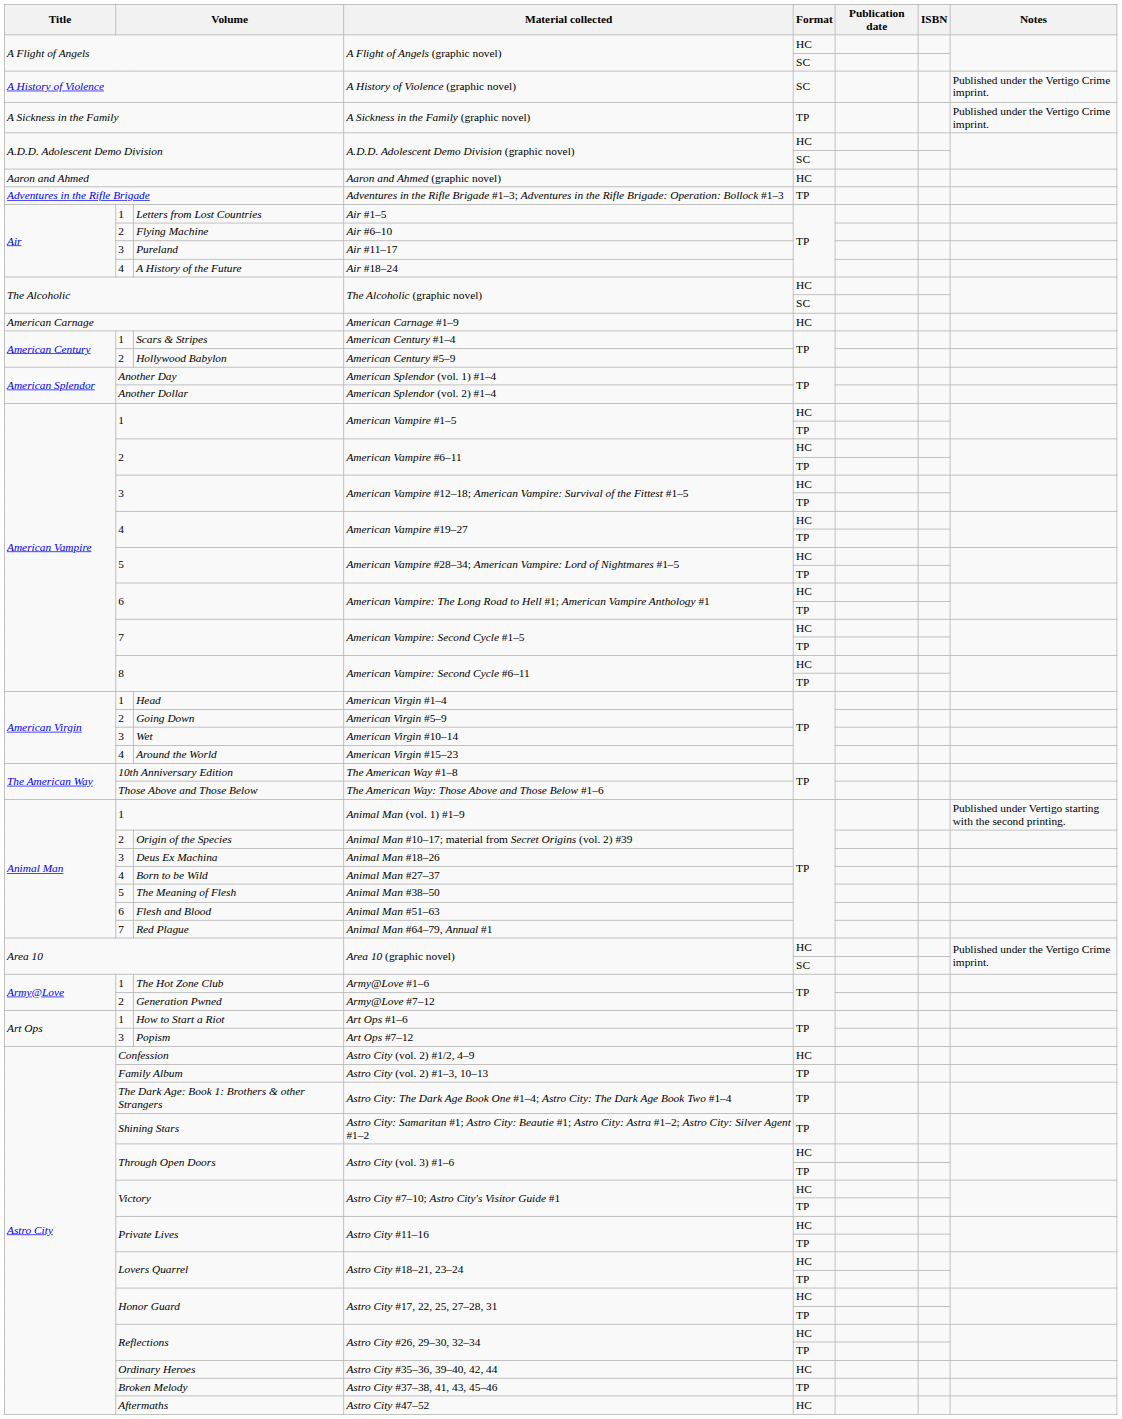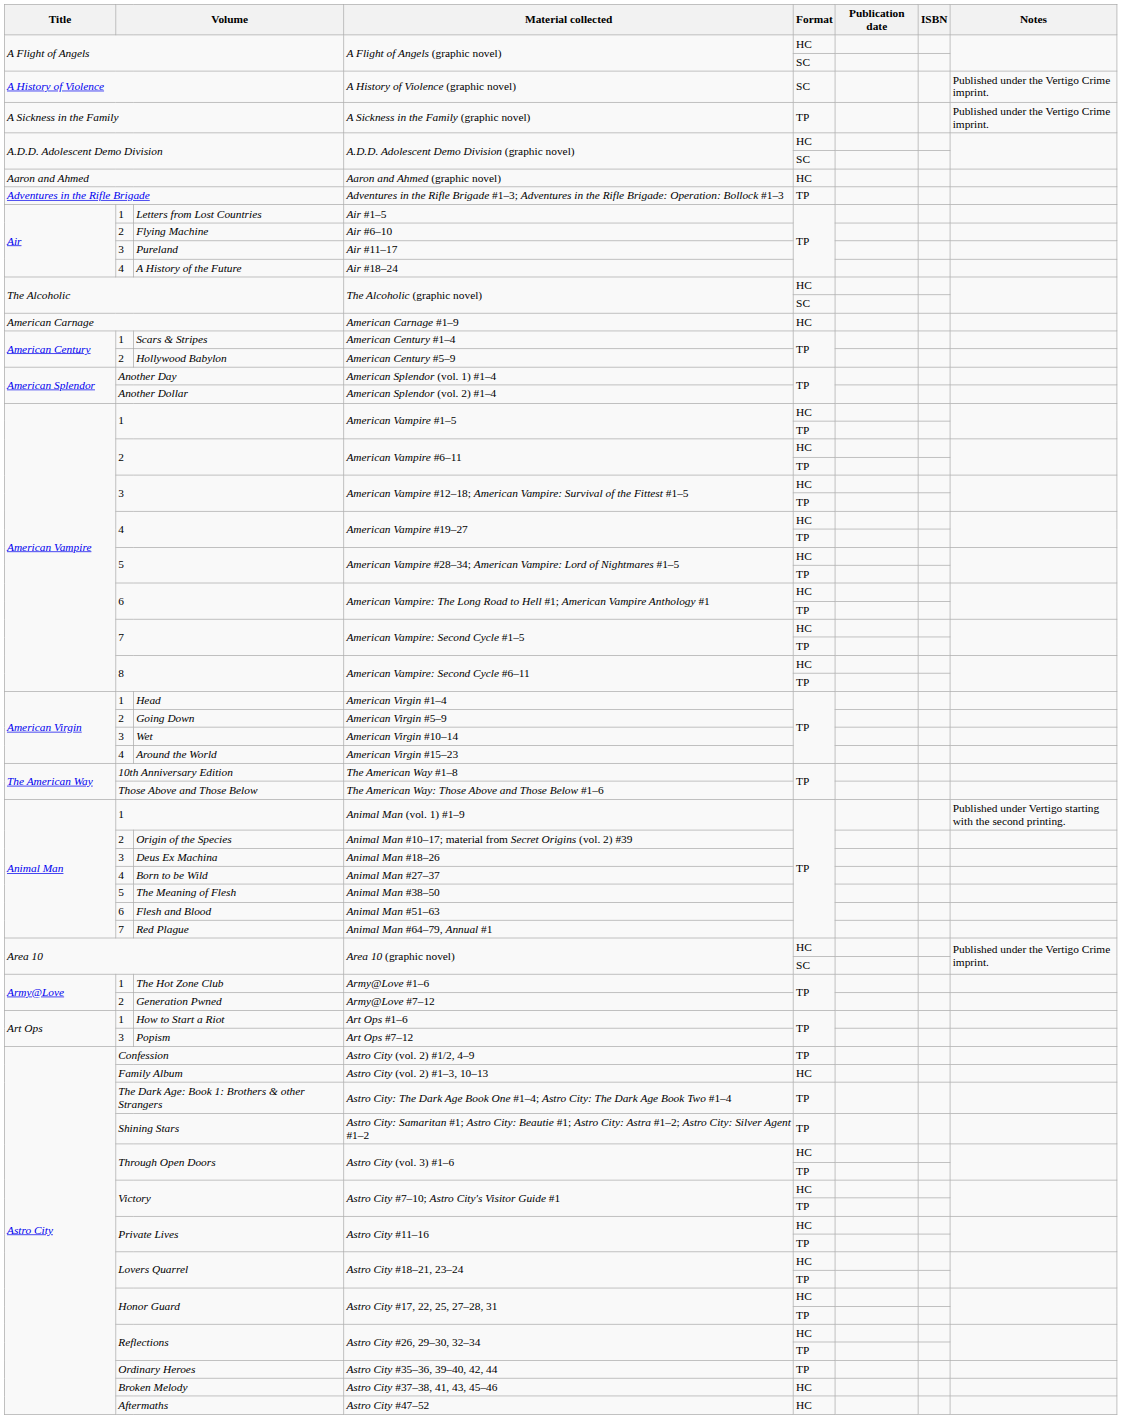(804, 1055) HC -> (803, 1055) TP
(803, 1073) TP -> (804, 1073) HC
(804, 1369) HC -> (803, 1369) TP
(803, 1387) TP -> (804, 1387) HC
